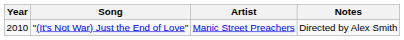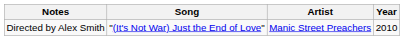columns swapped: (17, 12) <-> (348, 12)
